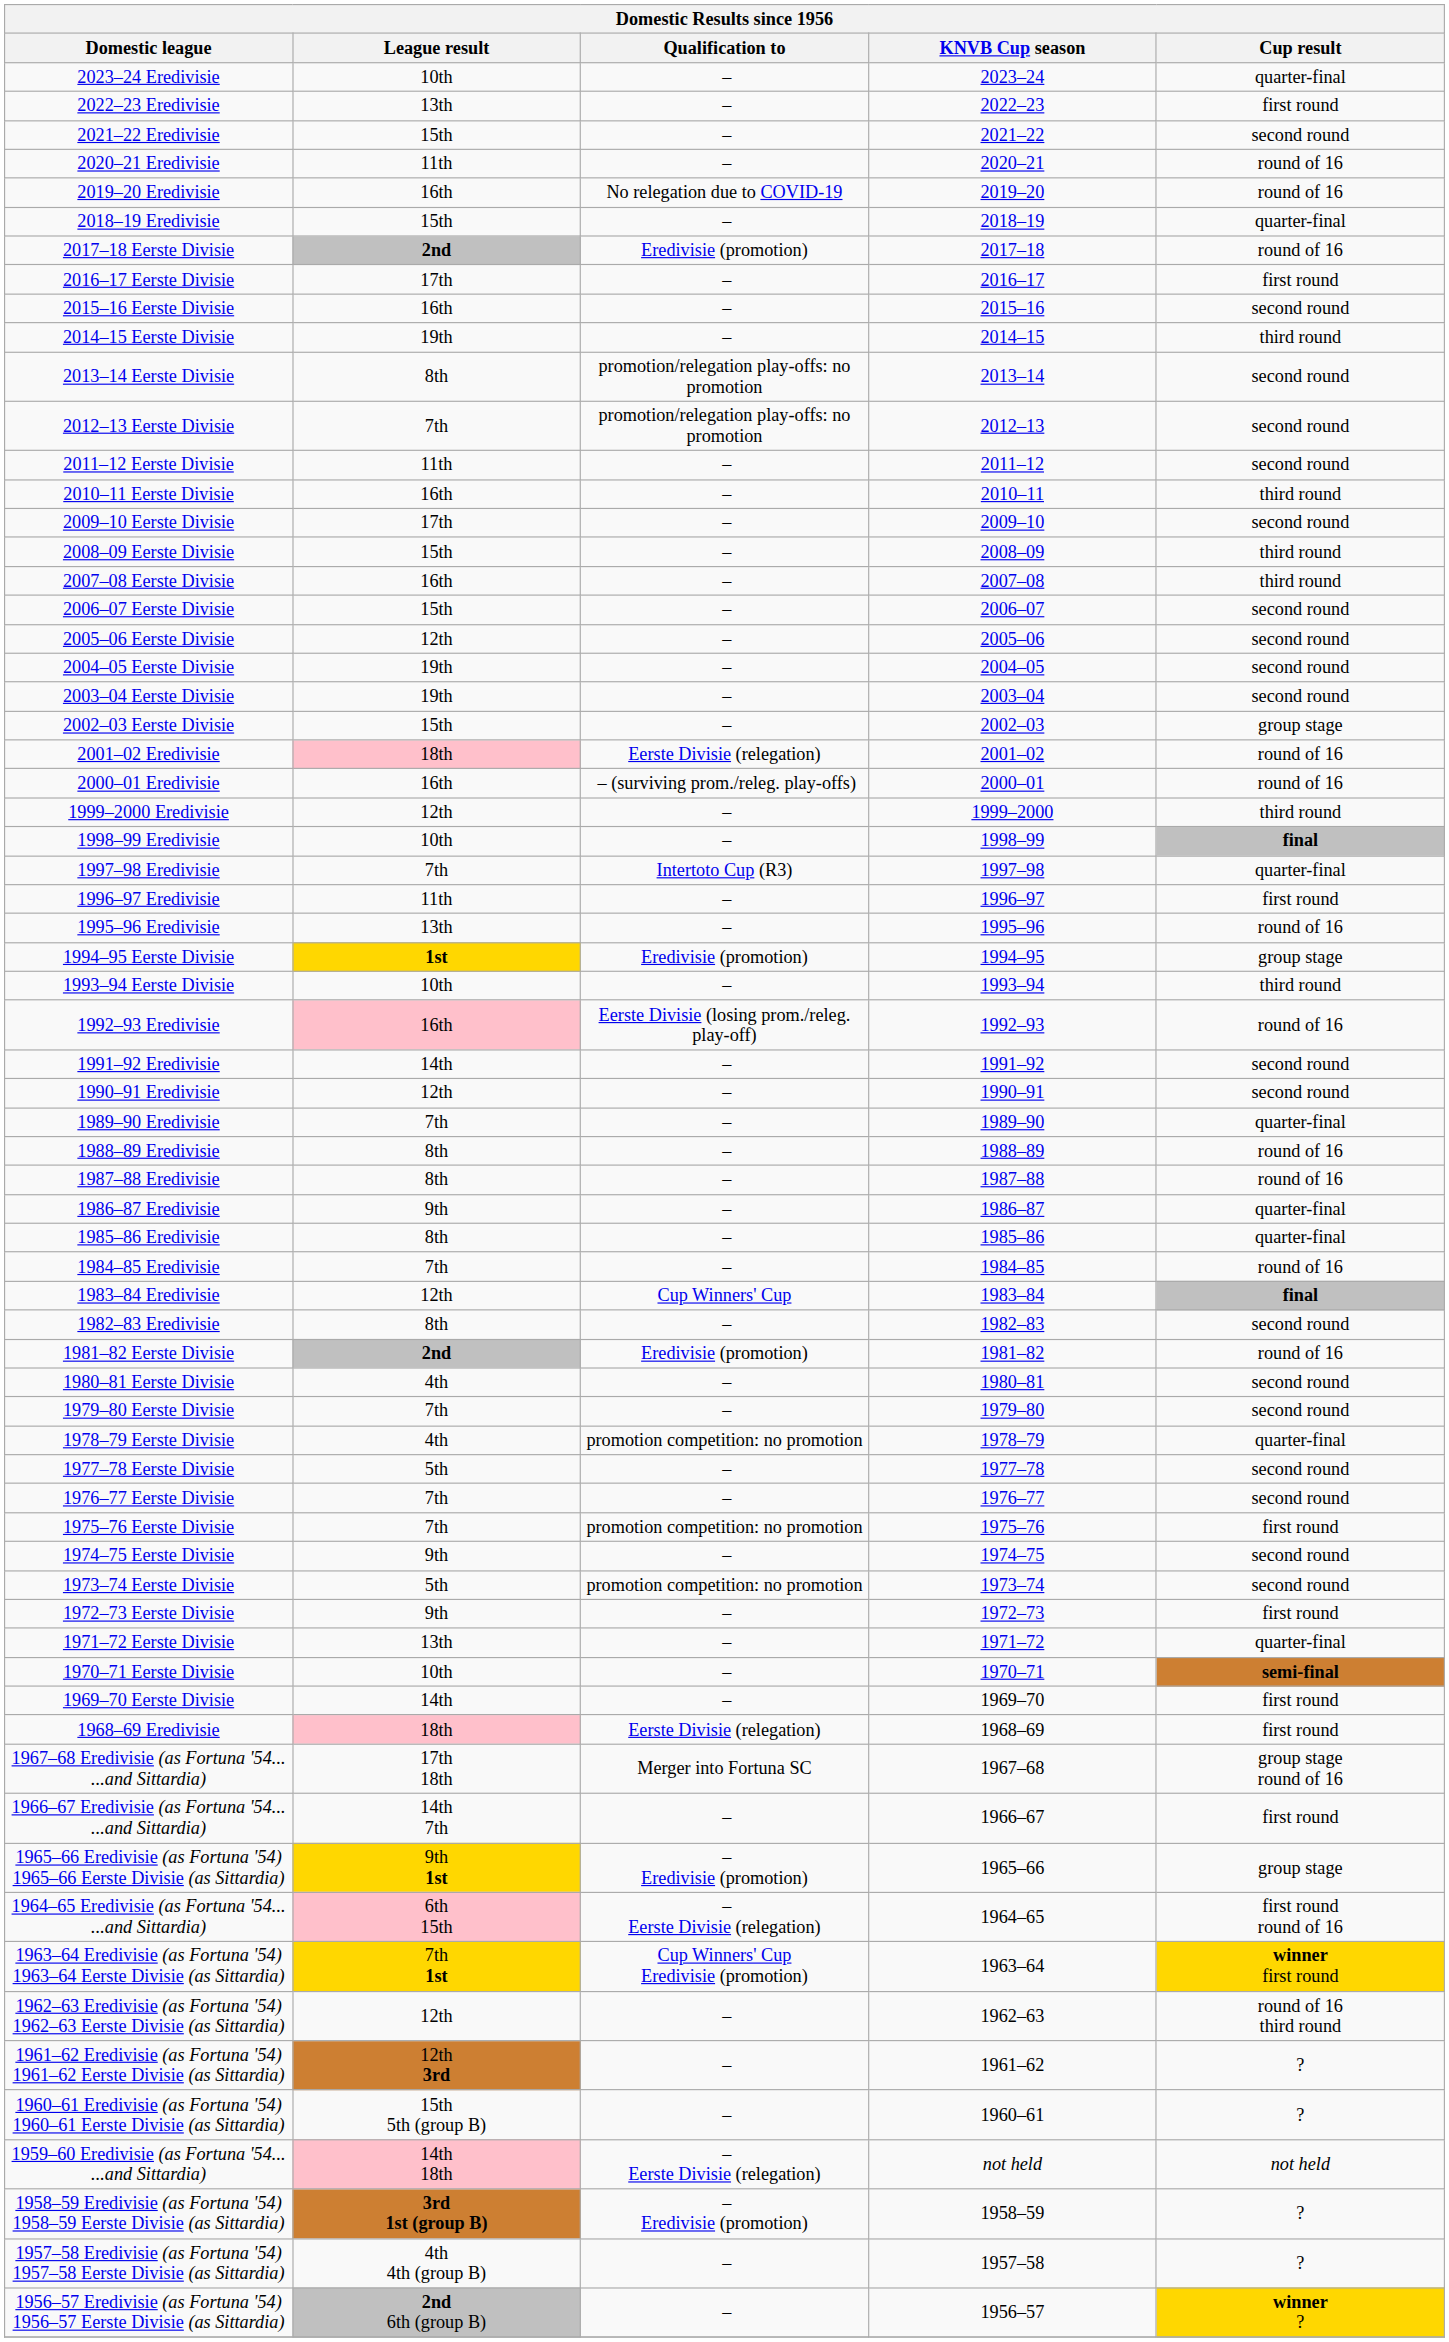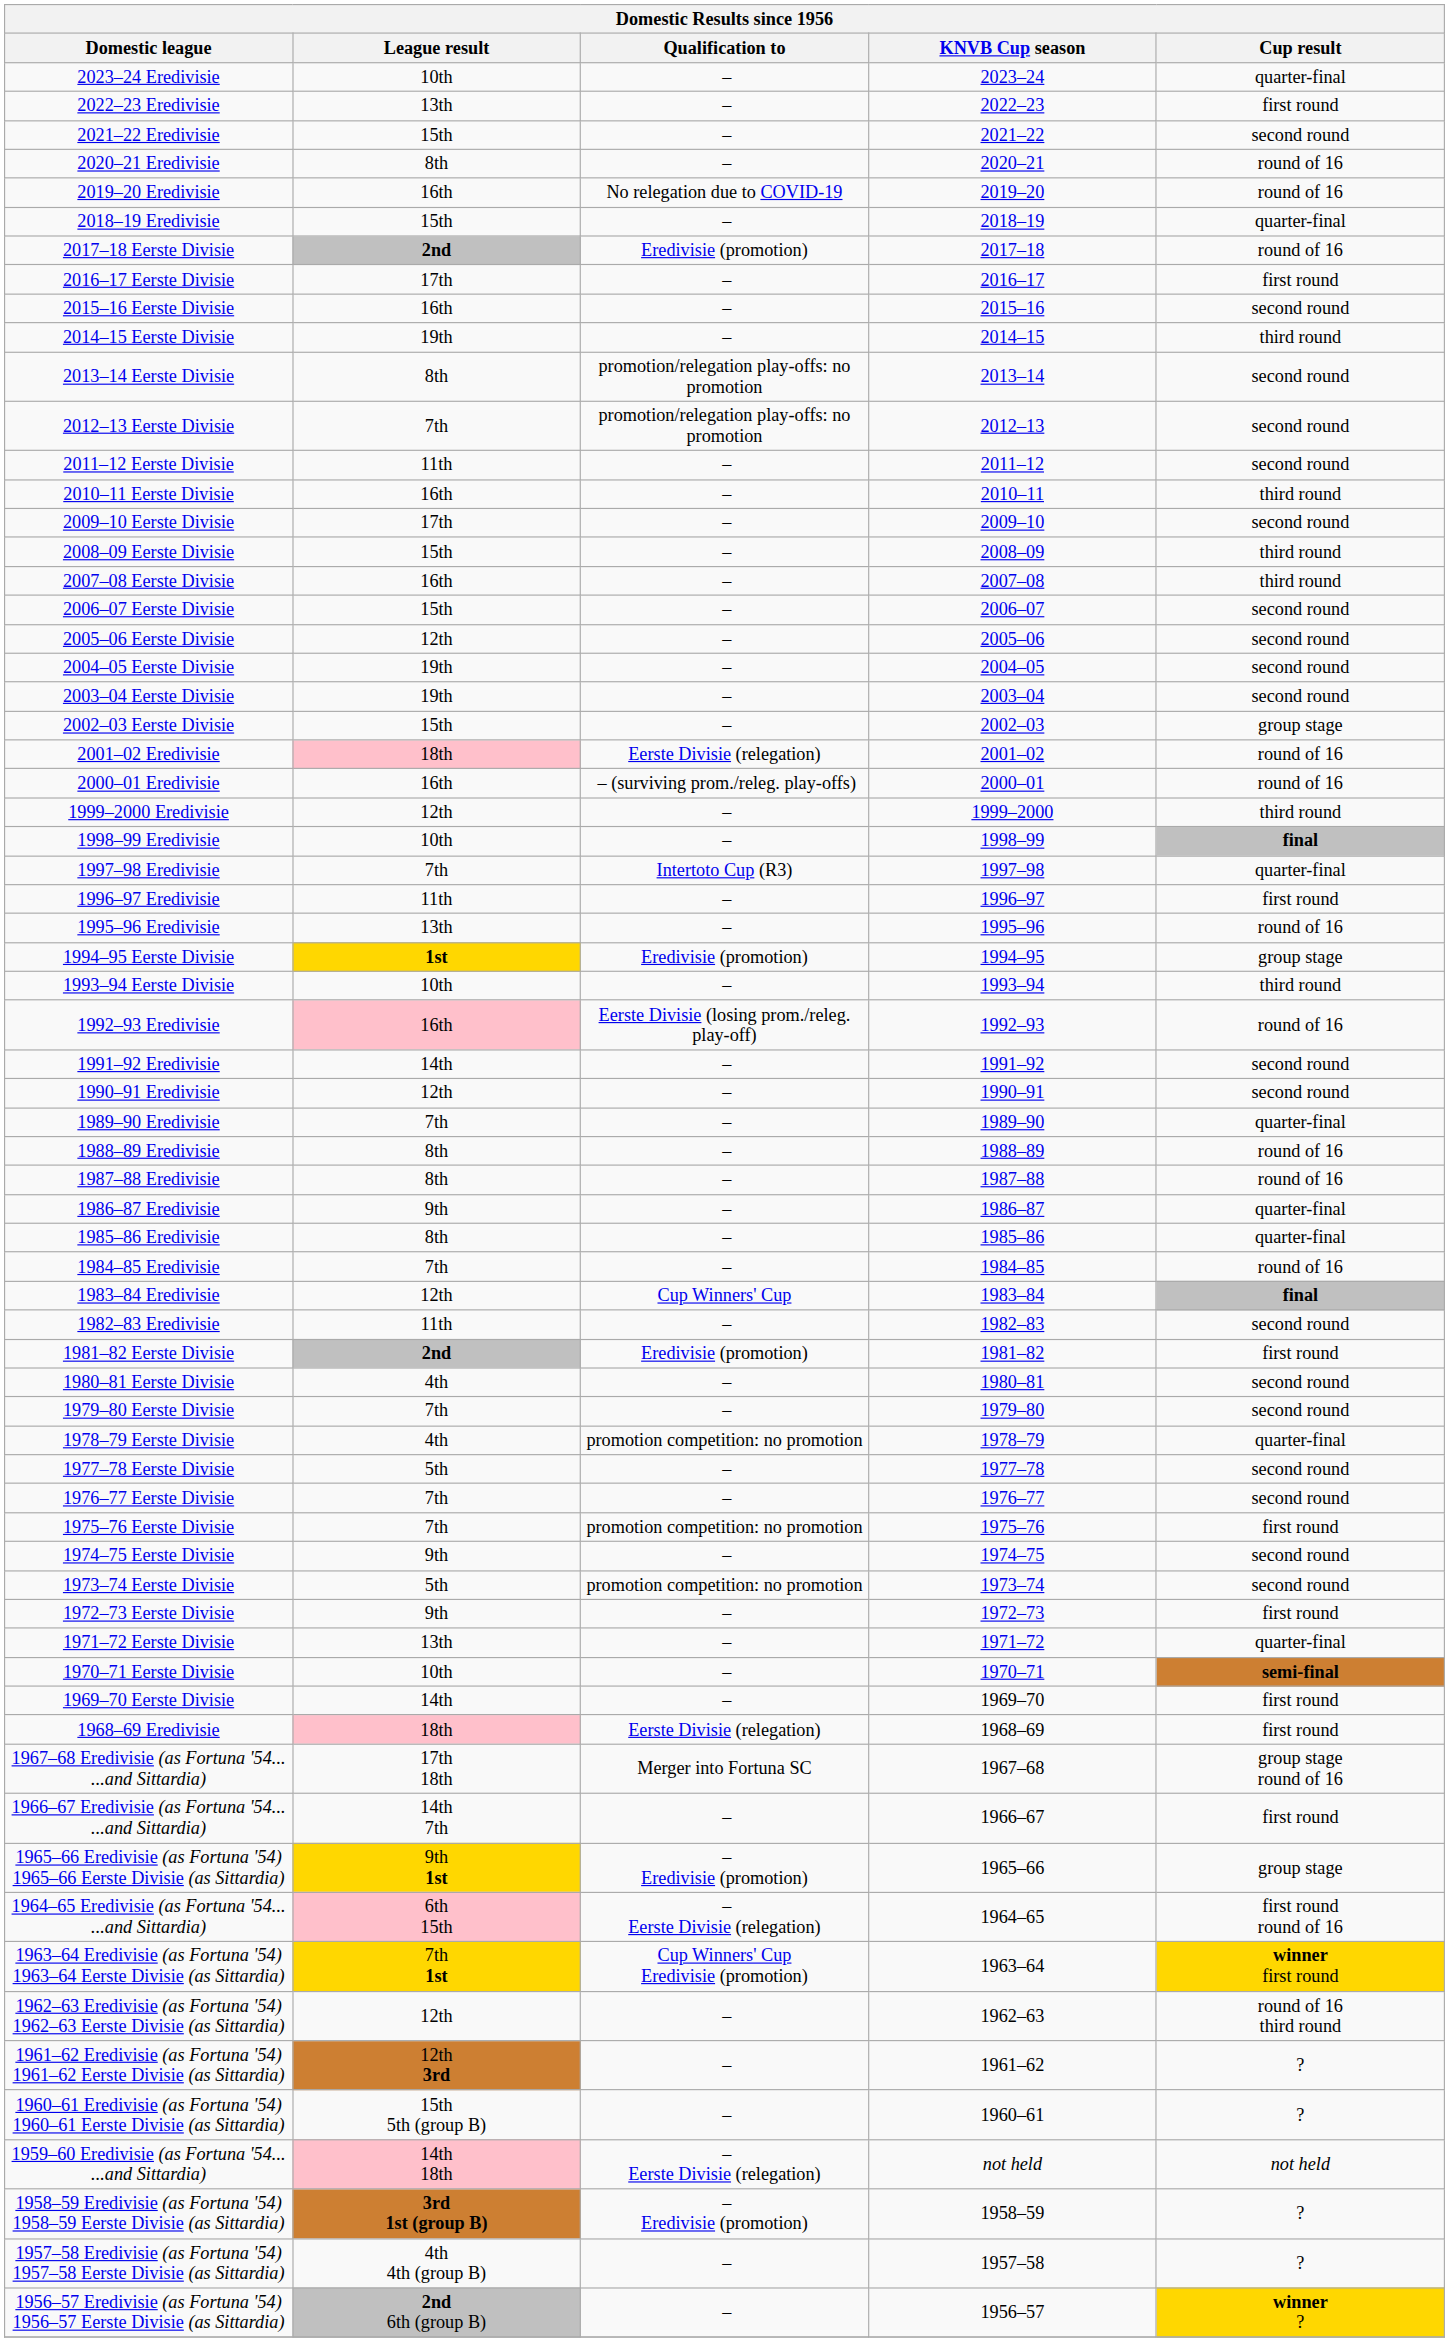(436, 163) 11th -> (436, 163) 8th
(436, 1324) 8th -> (436, 1324) 11th
(1300, 1353) round of 16 -> (1300, 1353) first round
